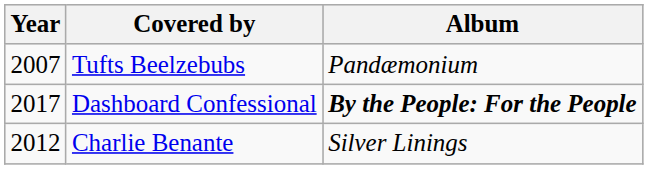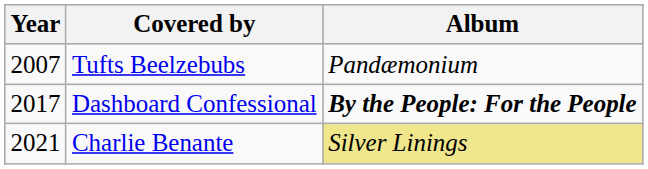(35, 143) 2012 -> (35, 143) 2021
(398, 143) no background -> (398, 143) khaki background
